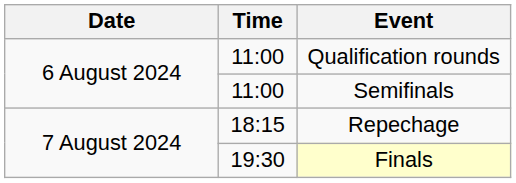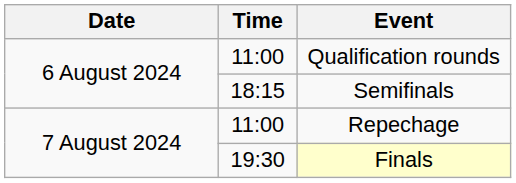(258, 90) 11:00 -> (258, 90) 18:15
(258, 125) 18:15 -> (258, 125) 11:00
